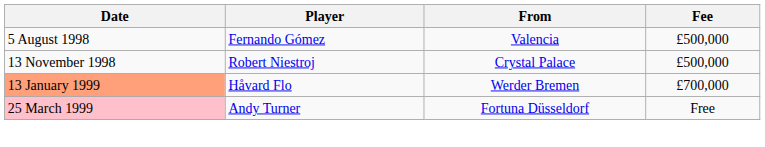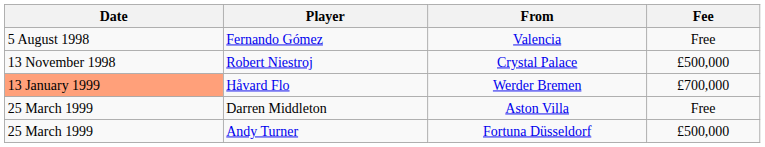(703, 39) £500,000 -> (703, 39) Free
+ row: (277, 108)
(50, 108) pink background -> (50, 131) no background
(703, 108) Free -> (703, 131) £500,000
